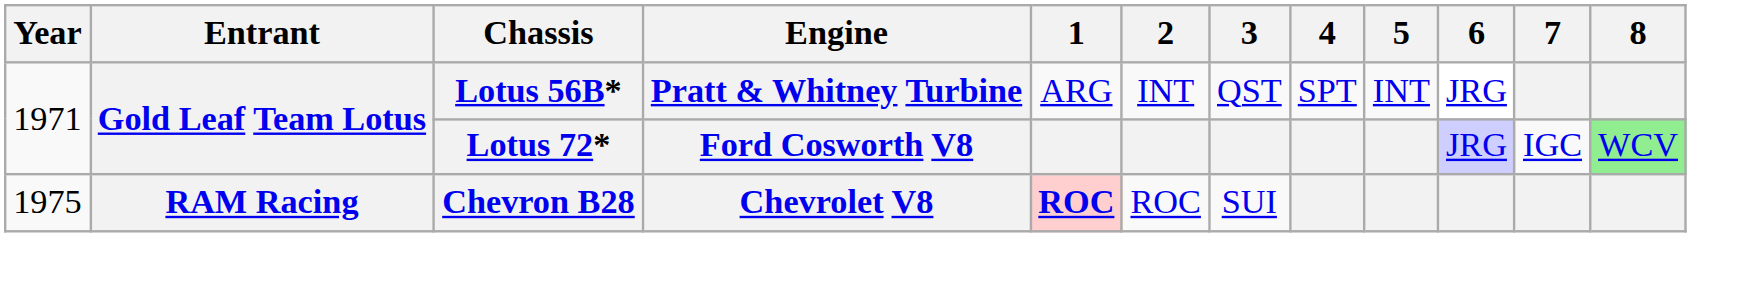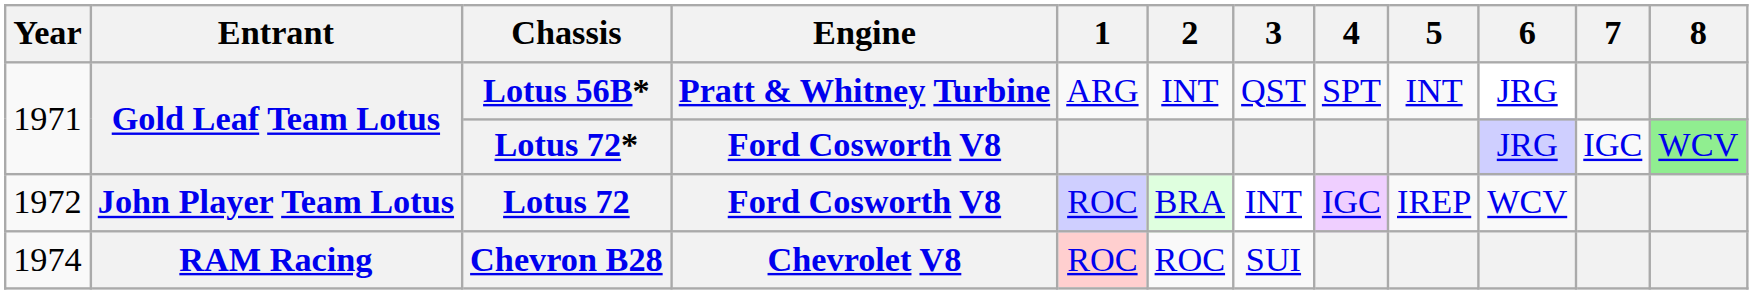+ row: (566, 202)
(47, 202) 1975 -> (47, 259) 1974
(1076, 202) bold -> (1102, 259) normal
